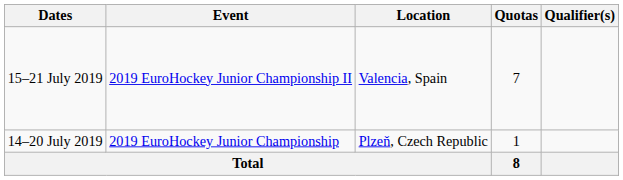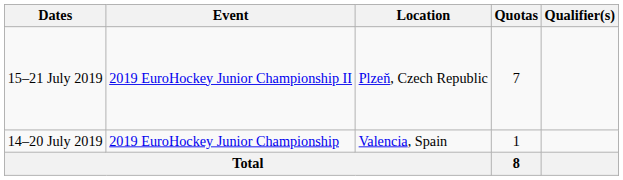(403, 78) Valencia, Spain -> (423, 78) Plzeň, Czech Republic
(423, 141) Plzeň, Czech Republic -> (403, 141) Valencia, Spain
